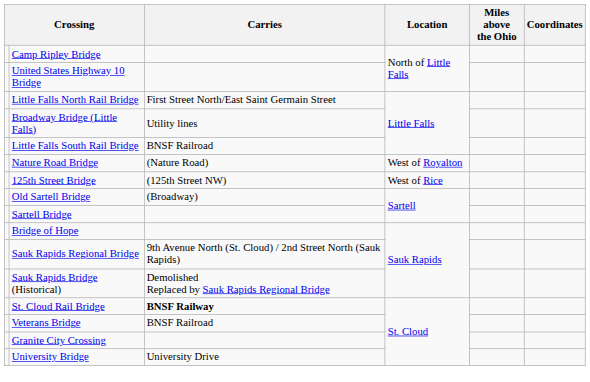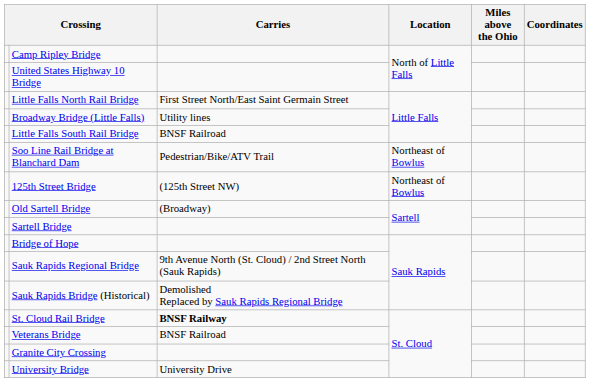+ row: (63, 157)
- row: (55, 163)
(415, 180) West of Rice -> (418, 186) Northeast of Bowlus
